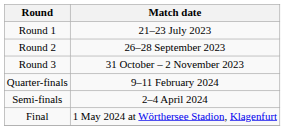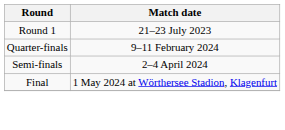- row: (37, 47)
- row: (37, 64)
